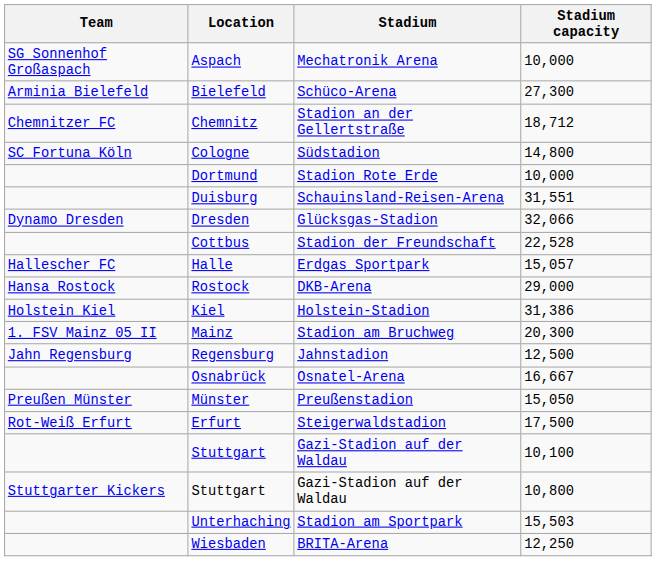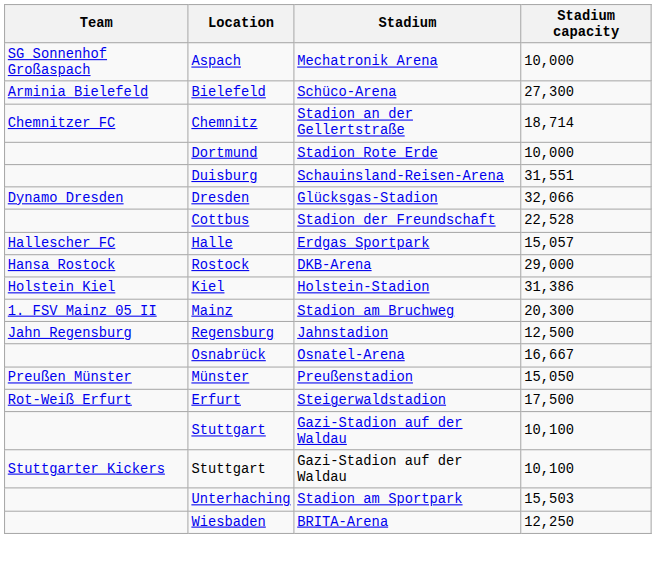(549, 123) 18,712 -> (549, 123) 18,714
- row: (70, 153)
(549, 492) 10,800 -> (549, 469) 10,100
